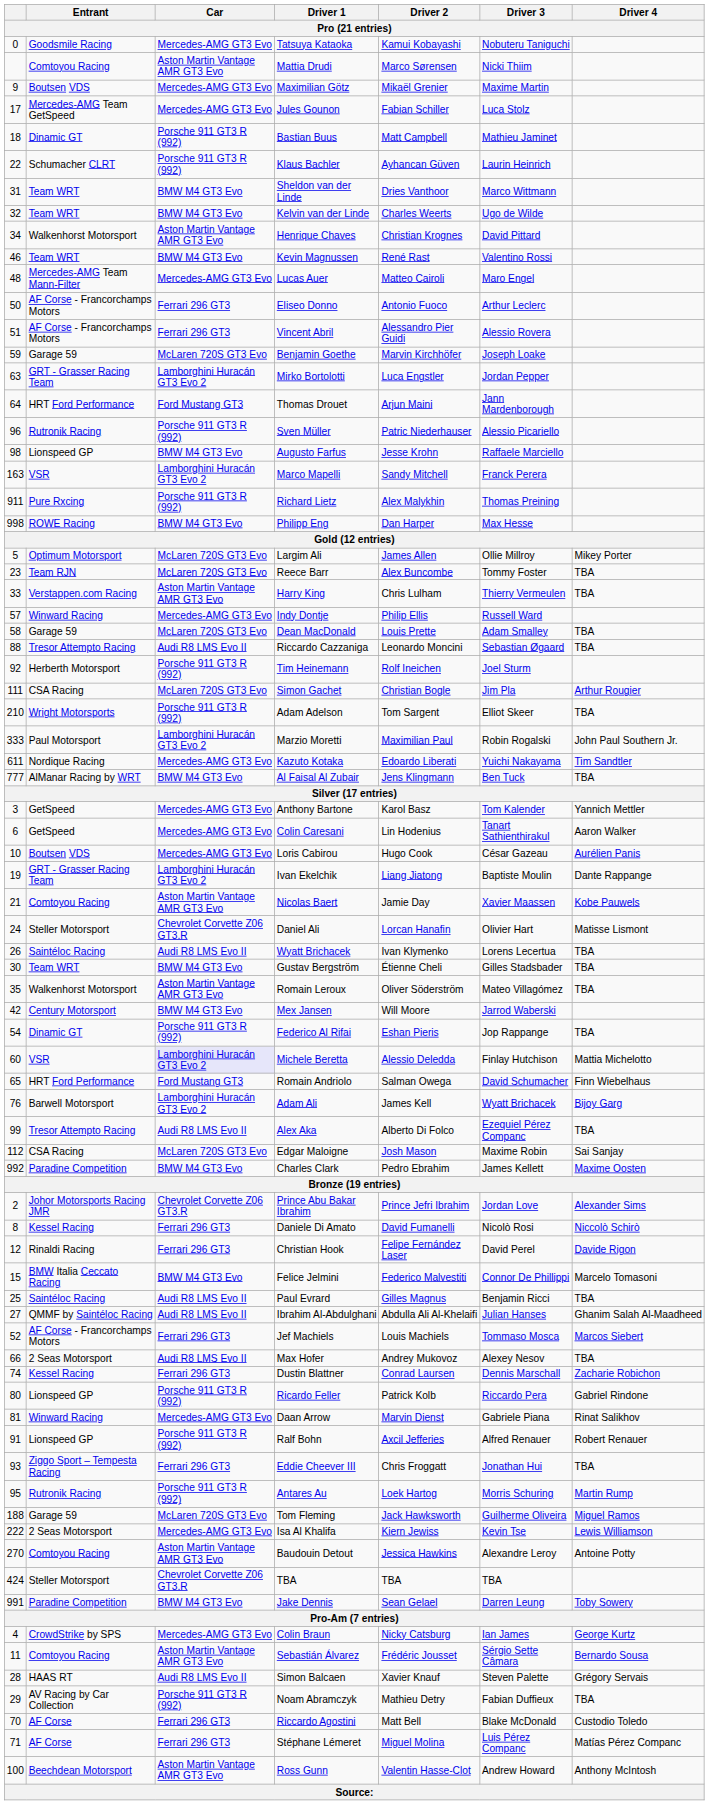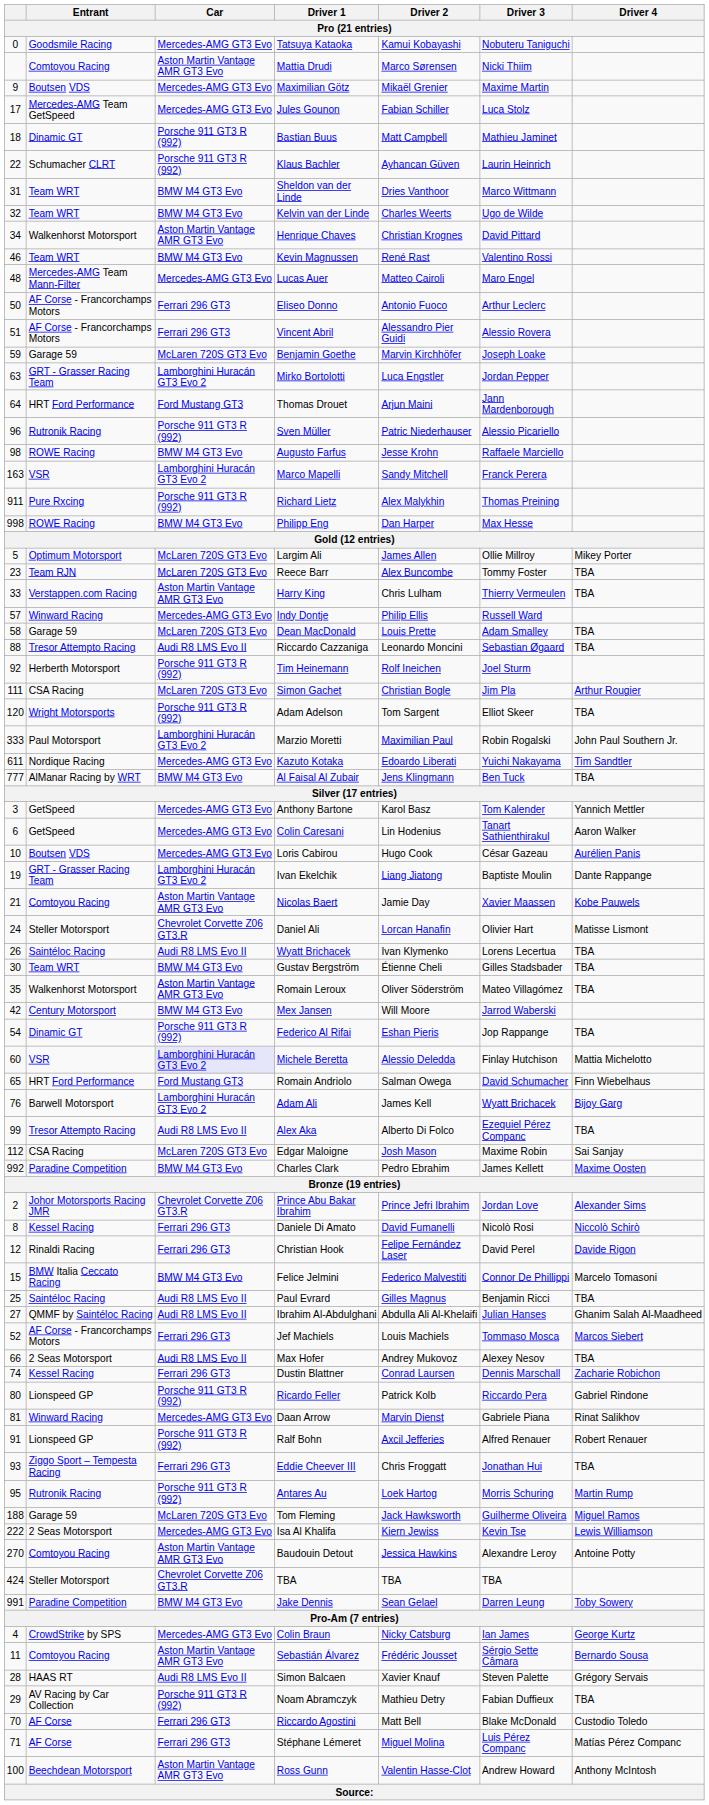(61, 452) Lionspeed GP -> (62, 452) ROWE Racing
(15, 712) 210 -> (15, 712) 120
